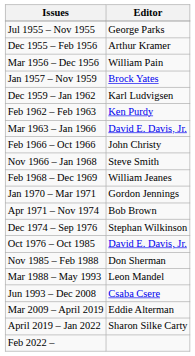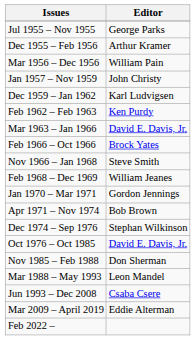(133, 79) Brock Yates -> (135, 79) John Christy
(135, 145) John Christy -> (134, 145) Brock Yates
- row: (54, 326)
